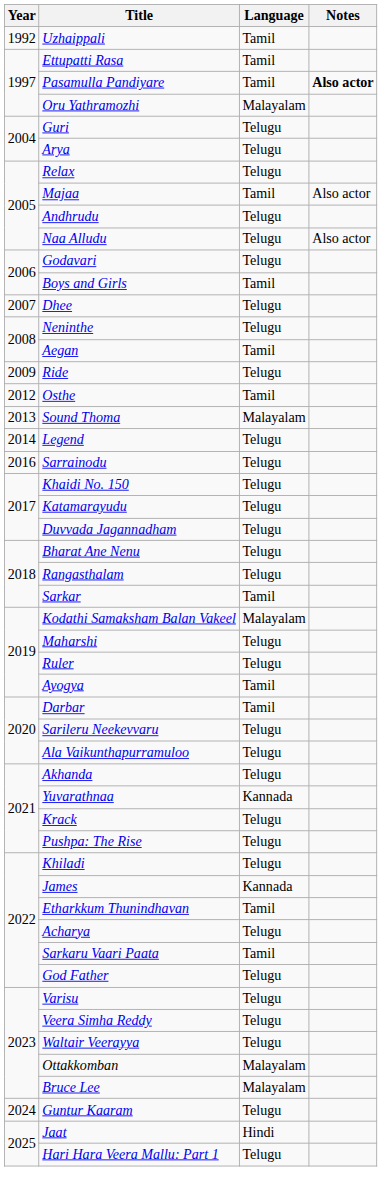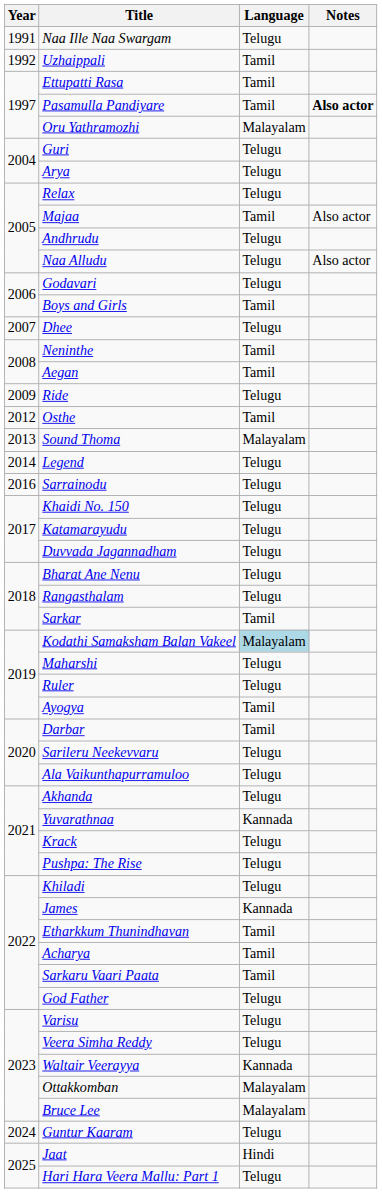+ row: (107, 37)
(262, 328) Telugu -> (259, 350) Tamil
(274, 618) no background -> (274, 640) lightblue background
(262, 931) Telugu -> (259, 953) Tamil
(262, 1042) Telugu -> (267, 1065) Kannada
